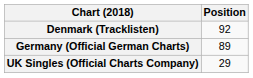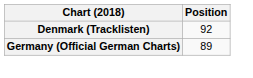- row: (103, 64)
